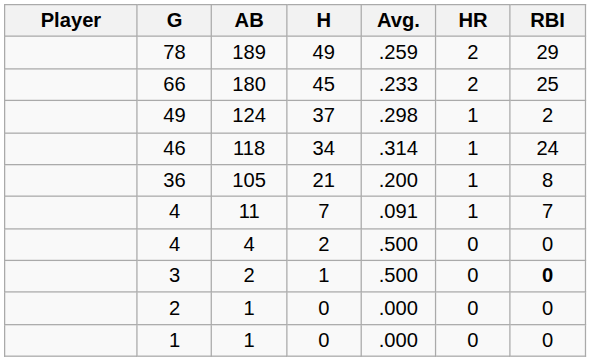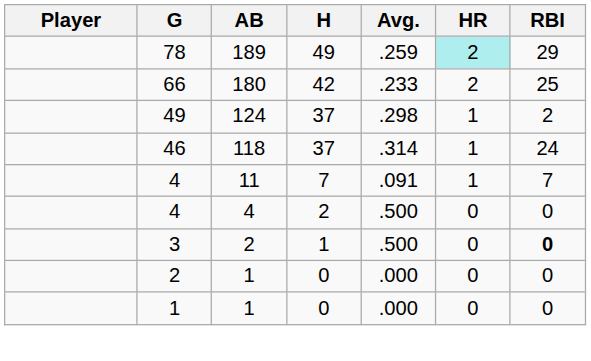(473, 52) no background -> (473, 52) paleturquoise background
(324, 84) 45 -> (324, 84) 42
(324, 148) 34 -> (324, 148) 37
- row: (175, 180)
